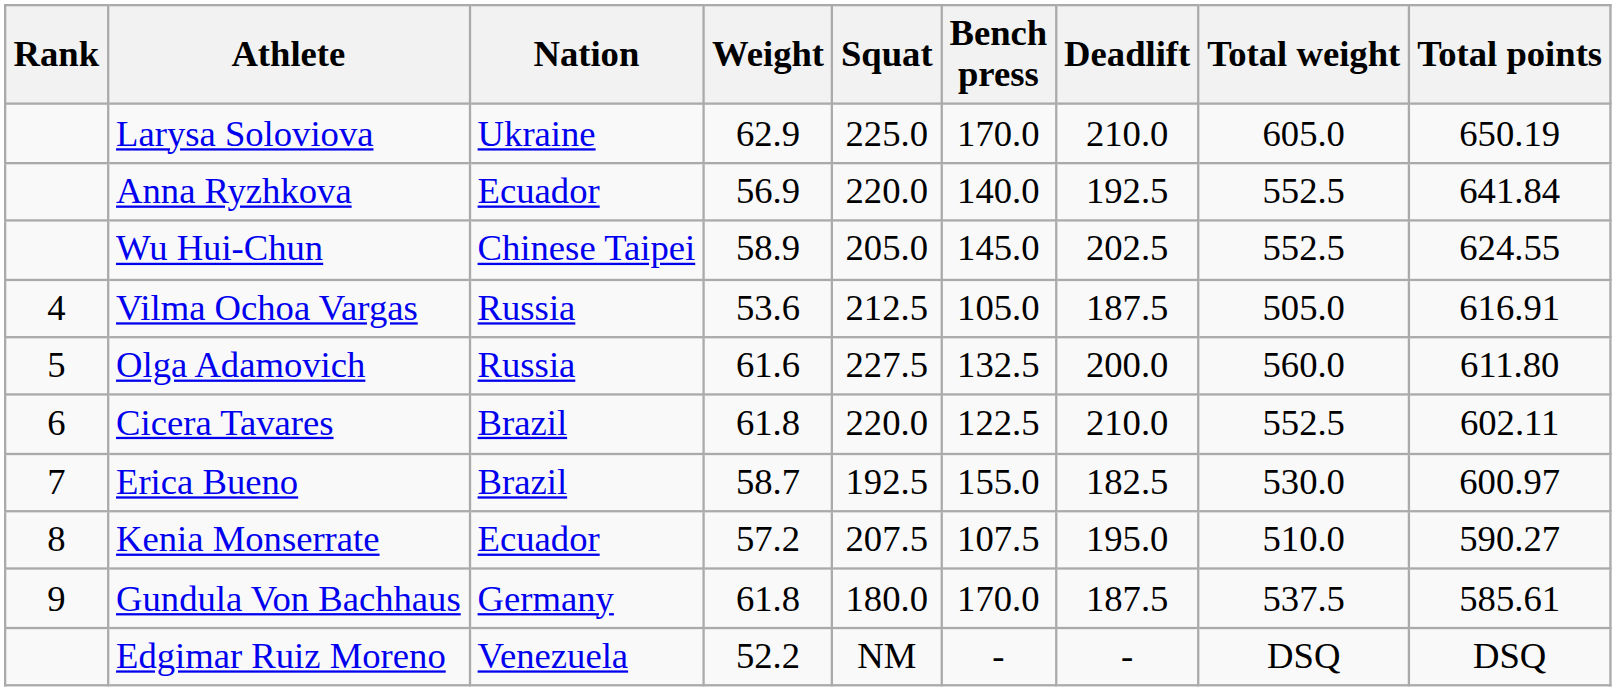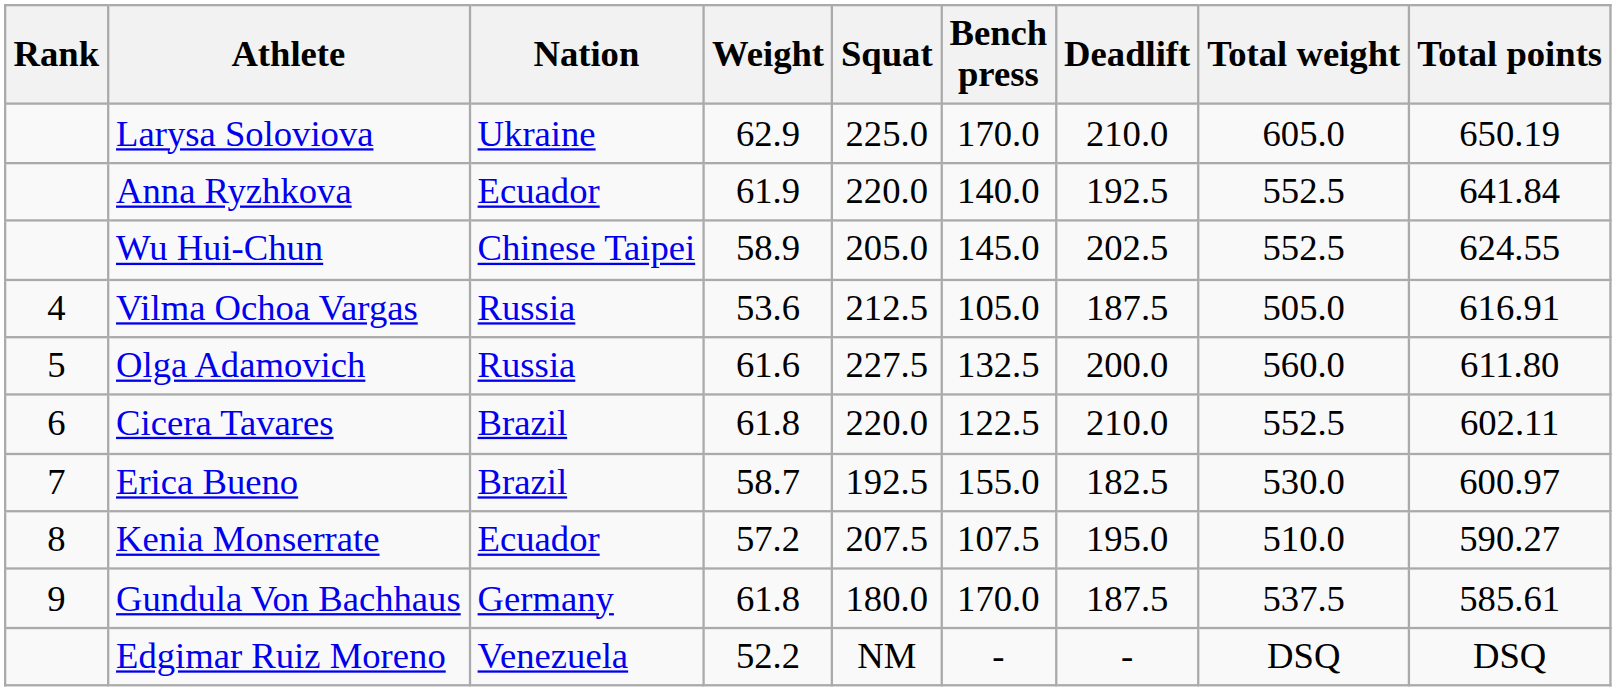(768, 190) 56.9 -> (768, 190) 61.9
